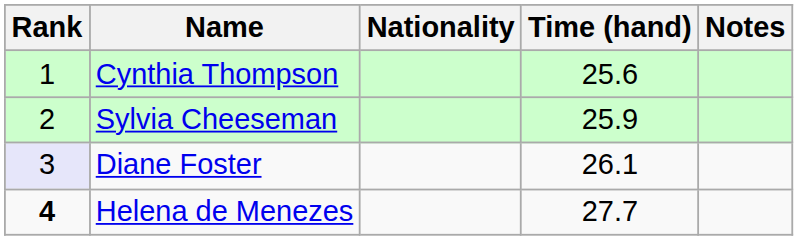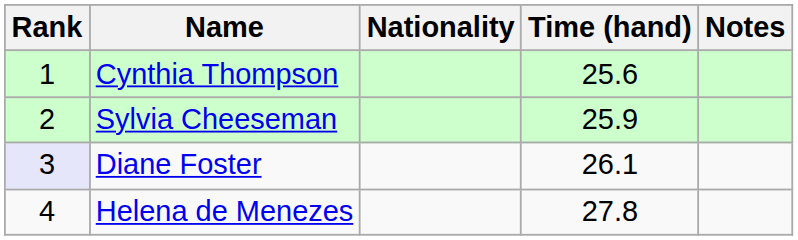(47, 211) bold -> (47, 211) normal
(610, 211) 27.7 -> (610, 211) 27.8
